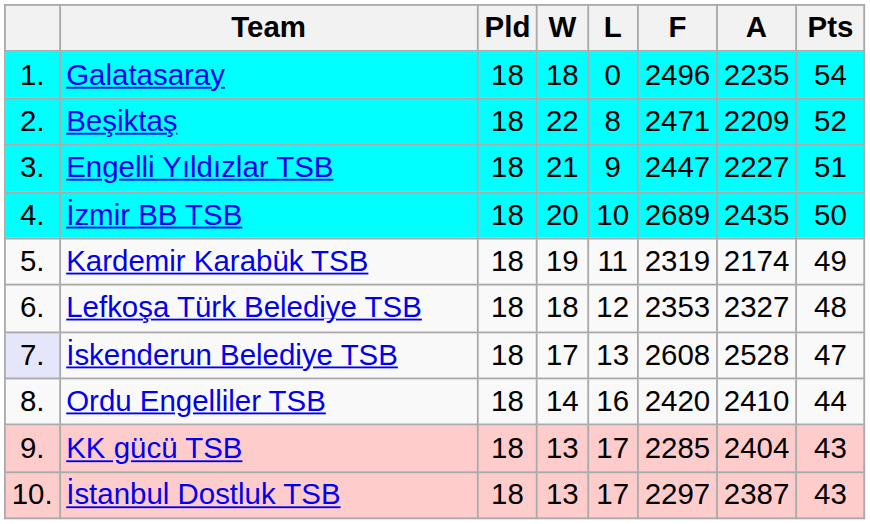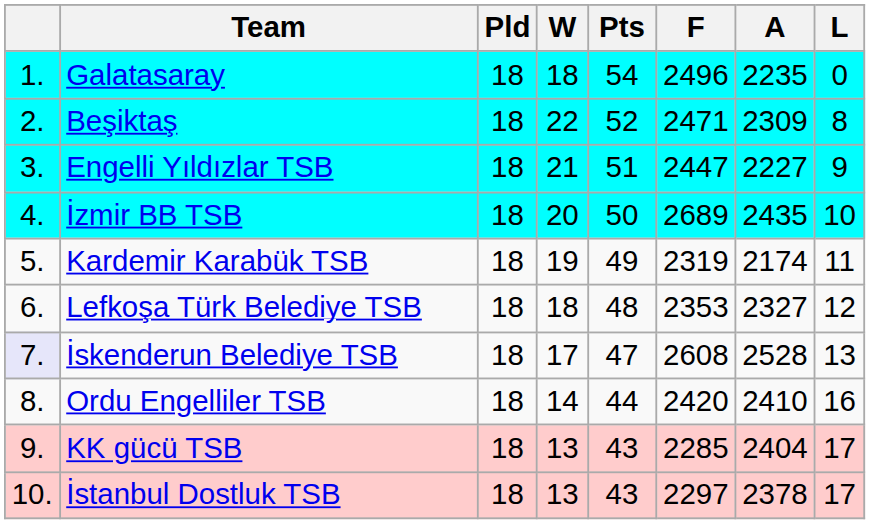columns swapped: (613, 27) <-> (830, 27)
(757, 121) 2209 -> (775, 121) 2309
(757, 494) 2387 -> (775, 494) 2378
